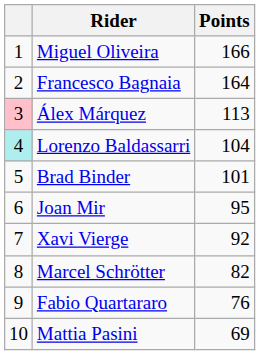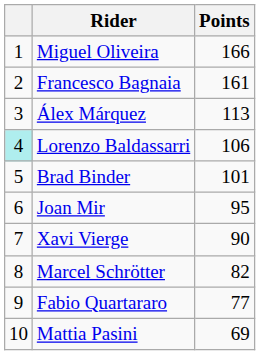(235, 83) 164 -> (235, 83) 161
(19, 114) pink background -> (19, 114) no background
(235, 145) 104 -> (235, 145) 106
(240, 239) 92 -> (240, 239) 90
(240, 302) 76 -> (240, 302) 77
